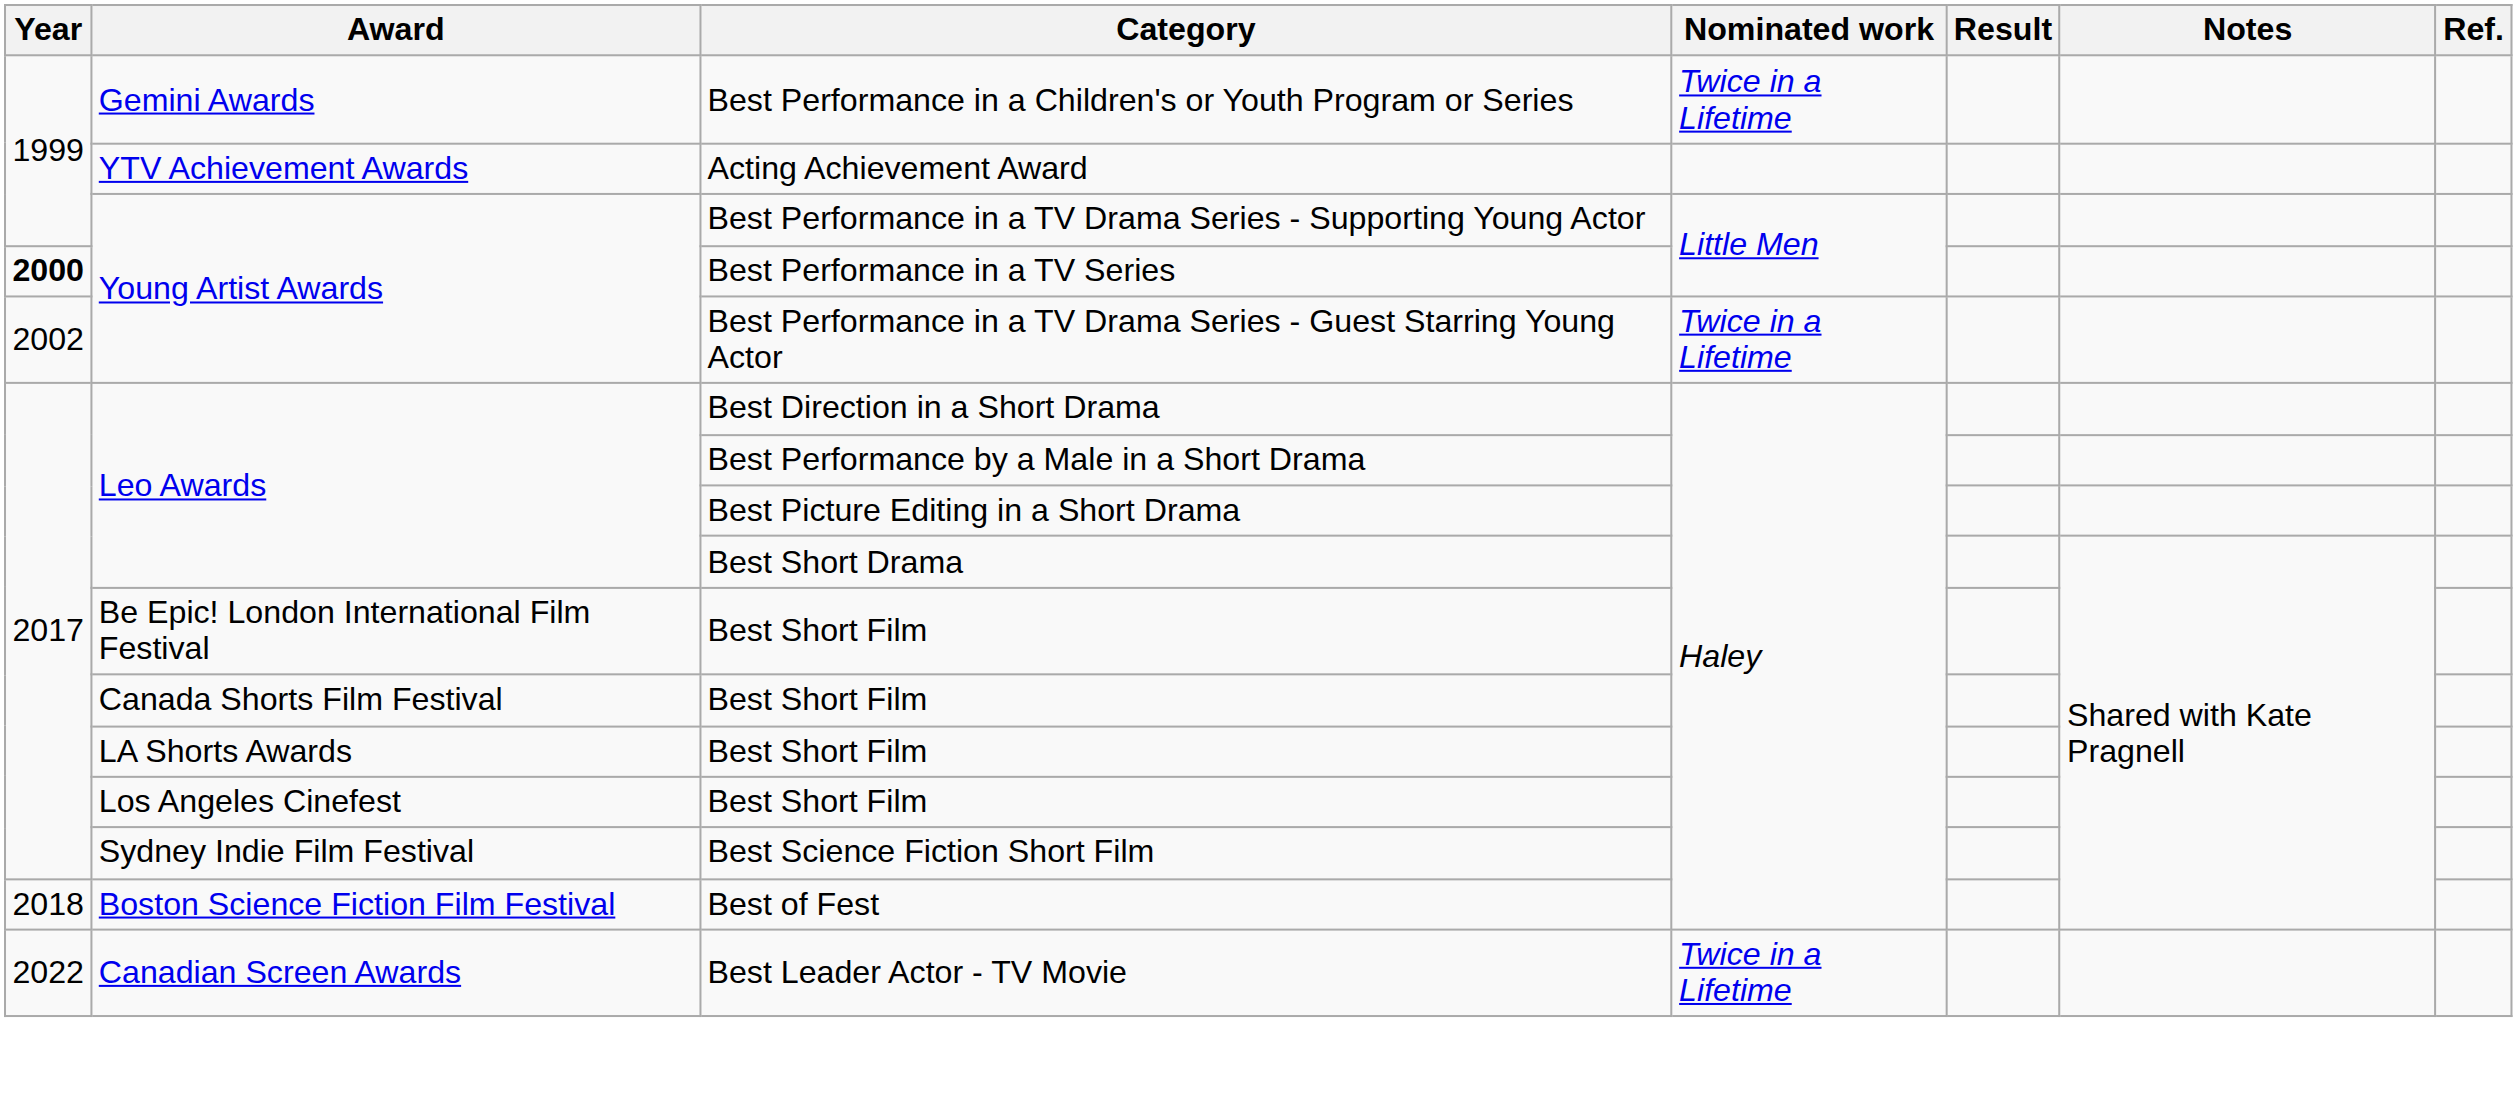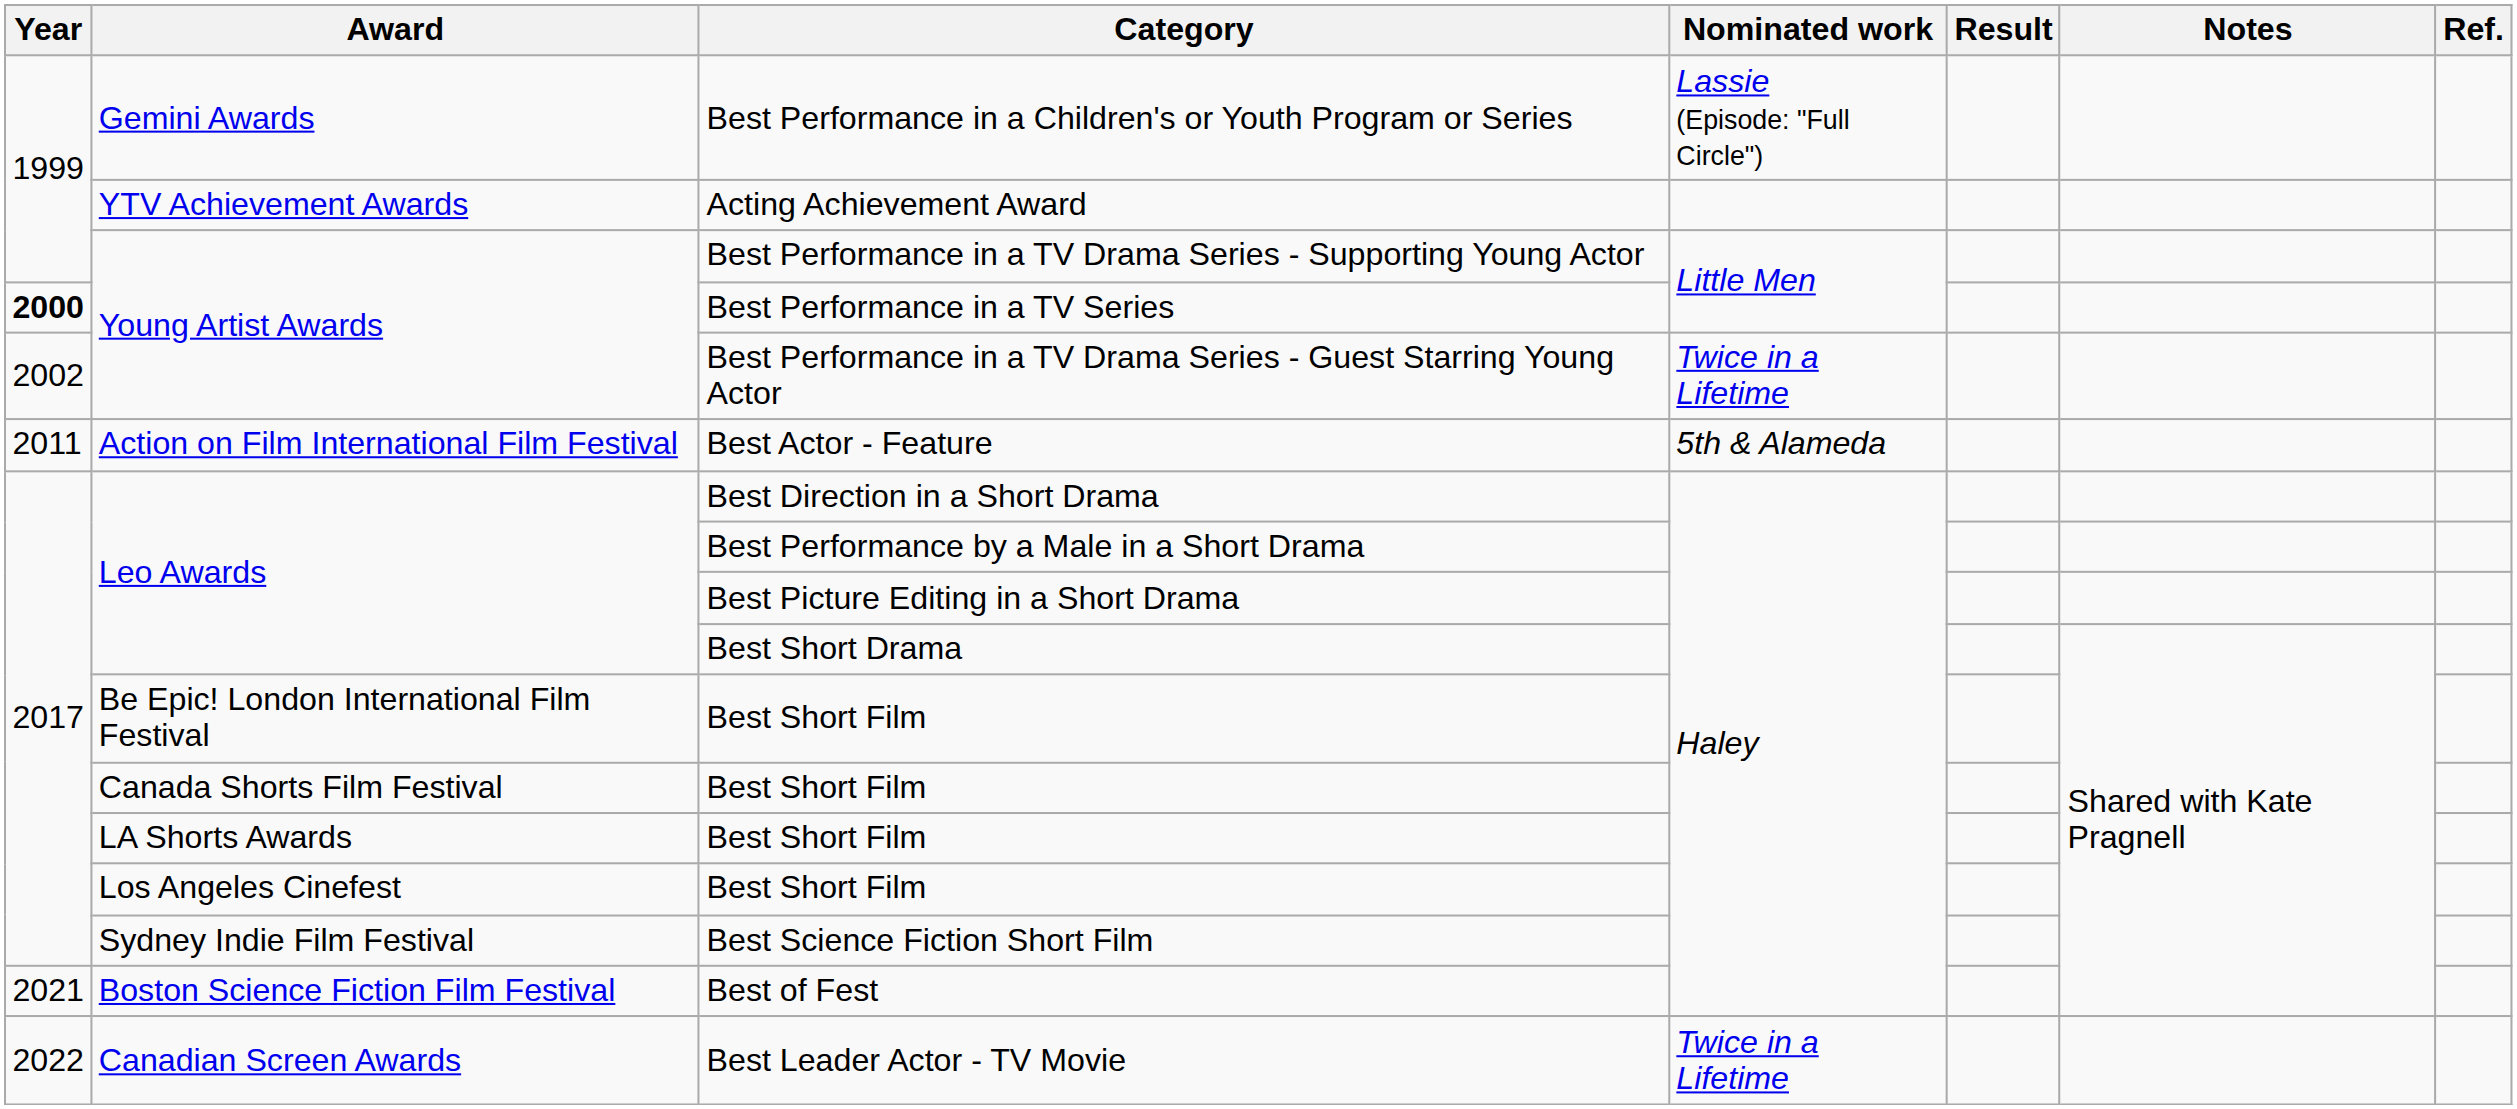(1750, 99) Twice in a Lifetime -> (1763, 117) Lassie (Episode: "Full Circle")
+ row: (388, 444)
(48, 903) 2018 -> (48, 990) 2021
